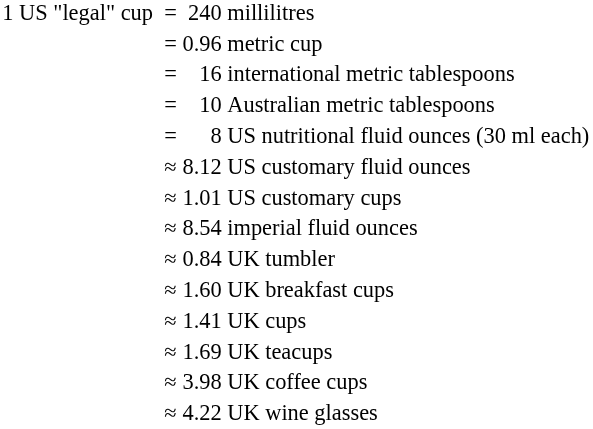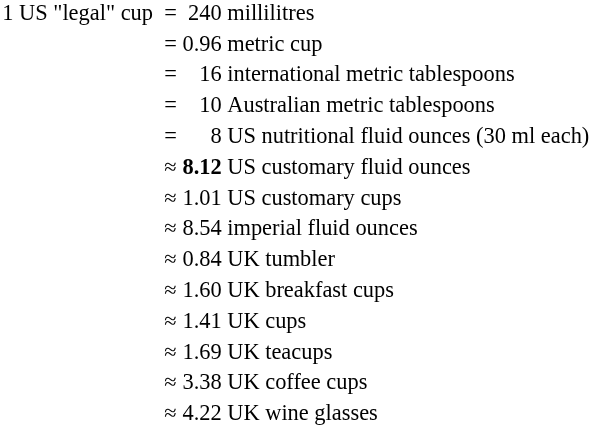(202, 166) normal -> (202, 166) bold
(202, 382) 3.98 -> (202, 382) 3.38
